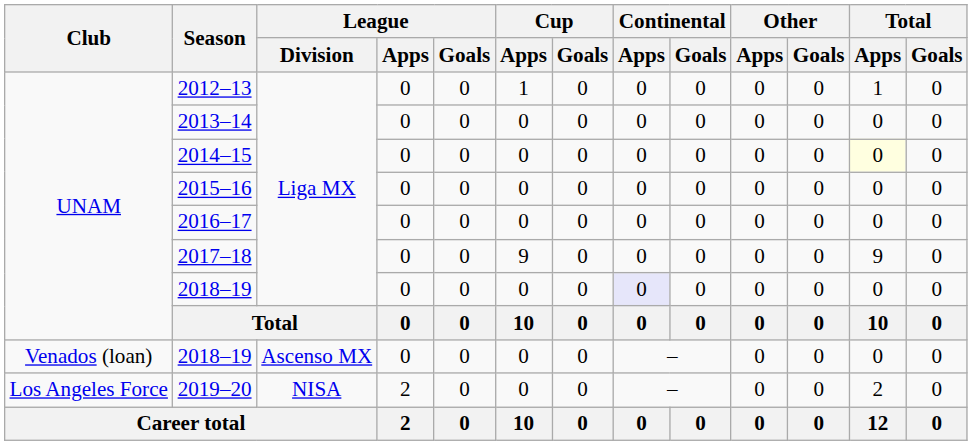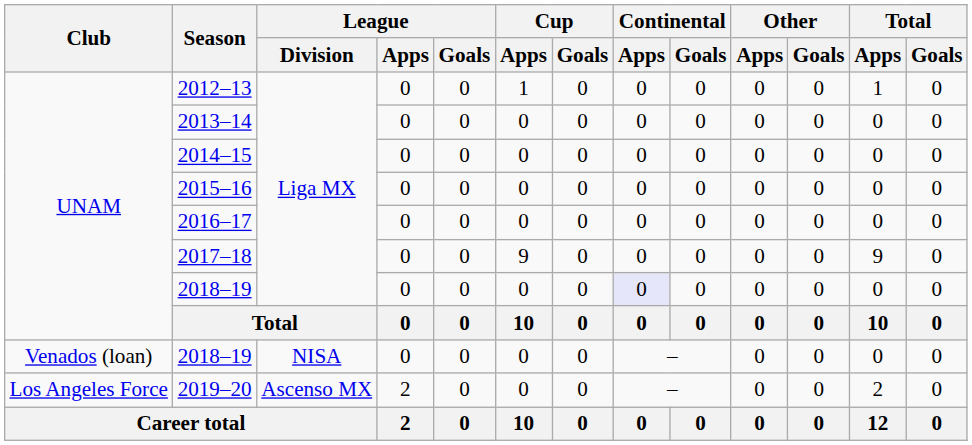(878, 155) lightyellow background -> (878, 155) no background
(317, 356) Ascenso MX -> (317, 356) NISA
(317, 389) NISA -> (317, 389) Ascenso MX
